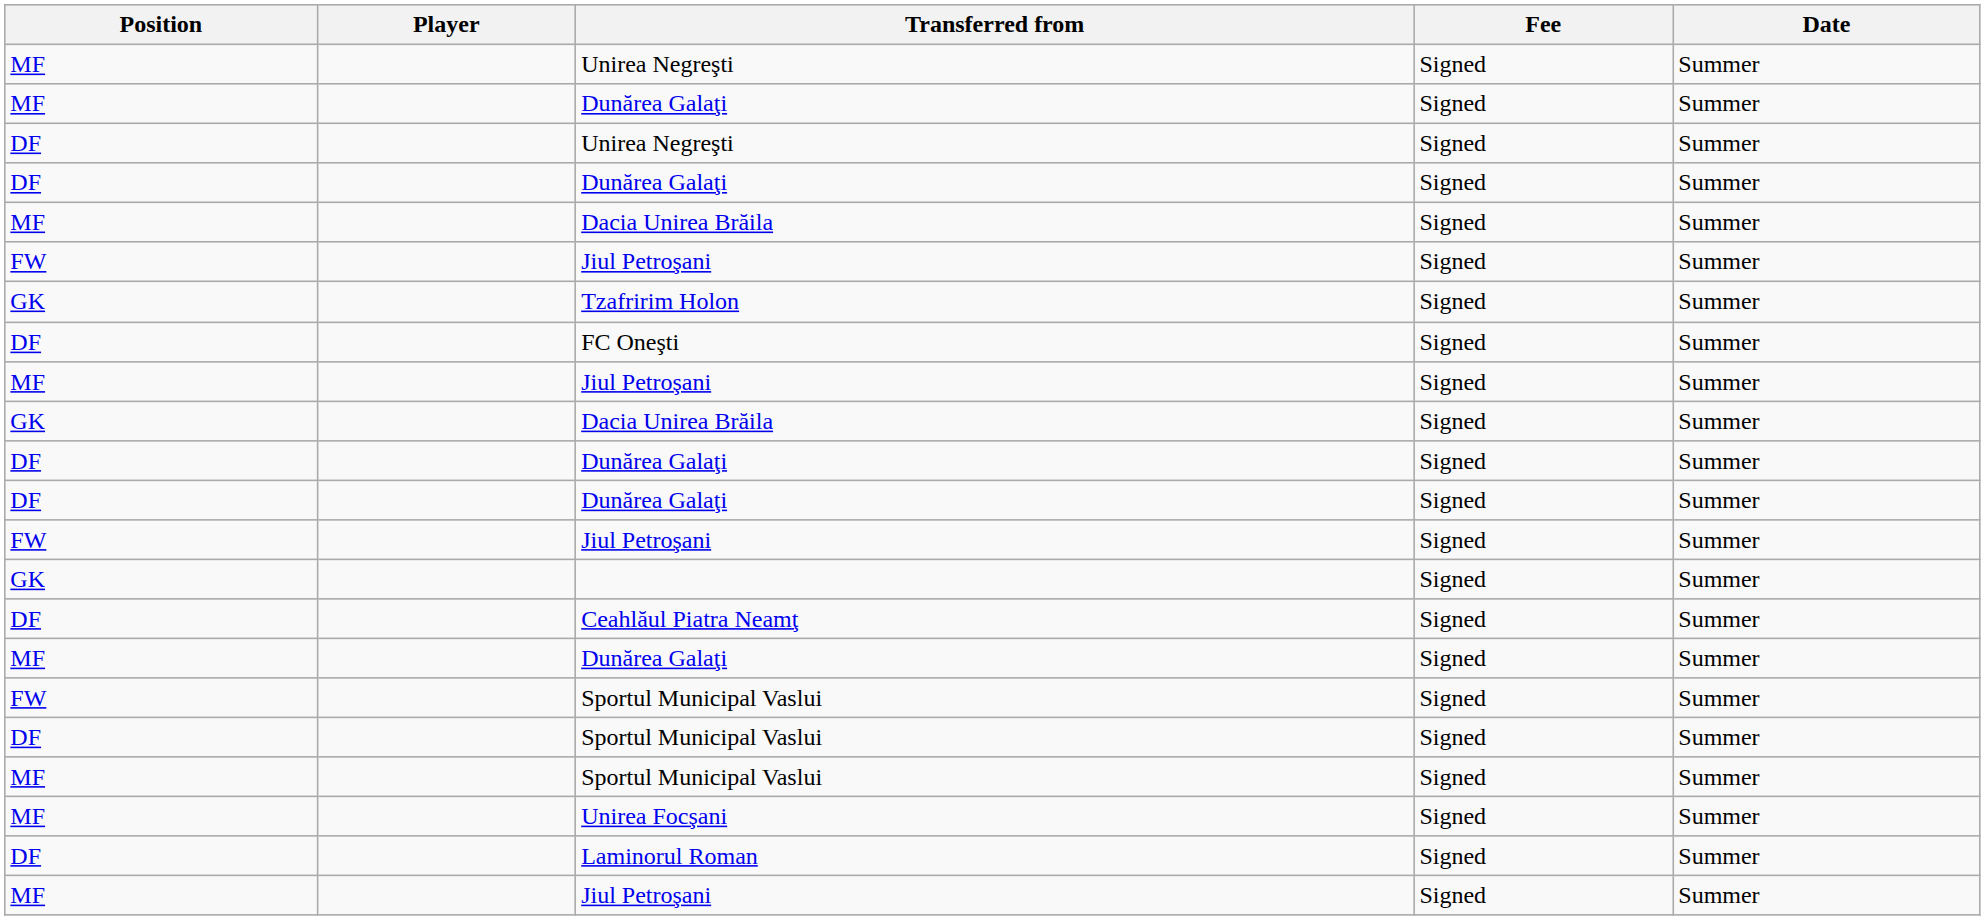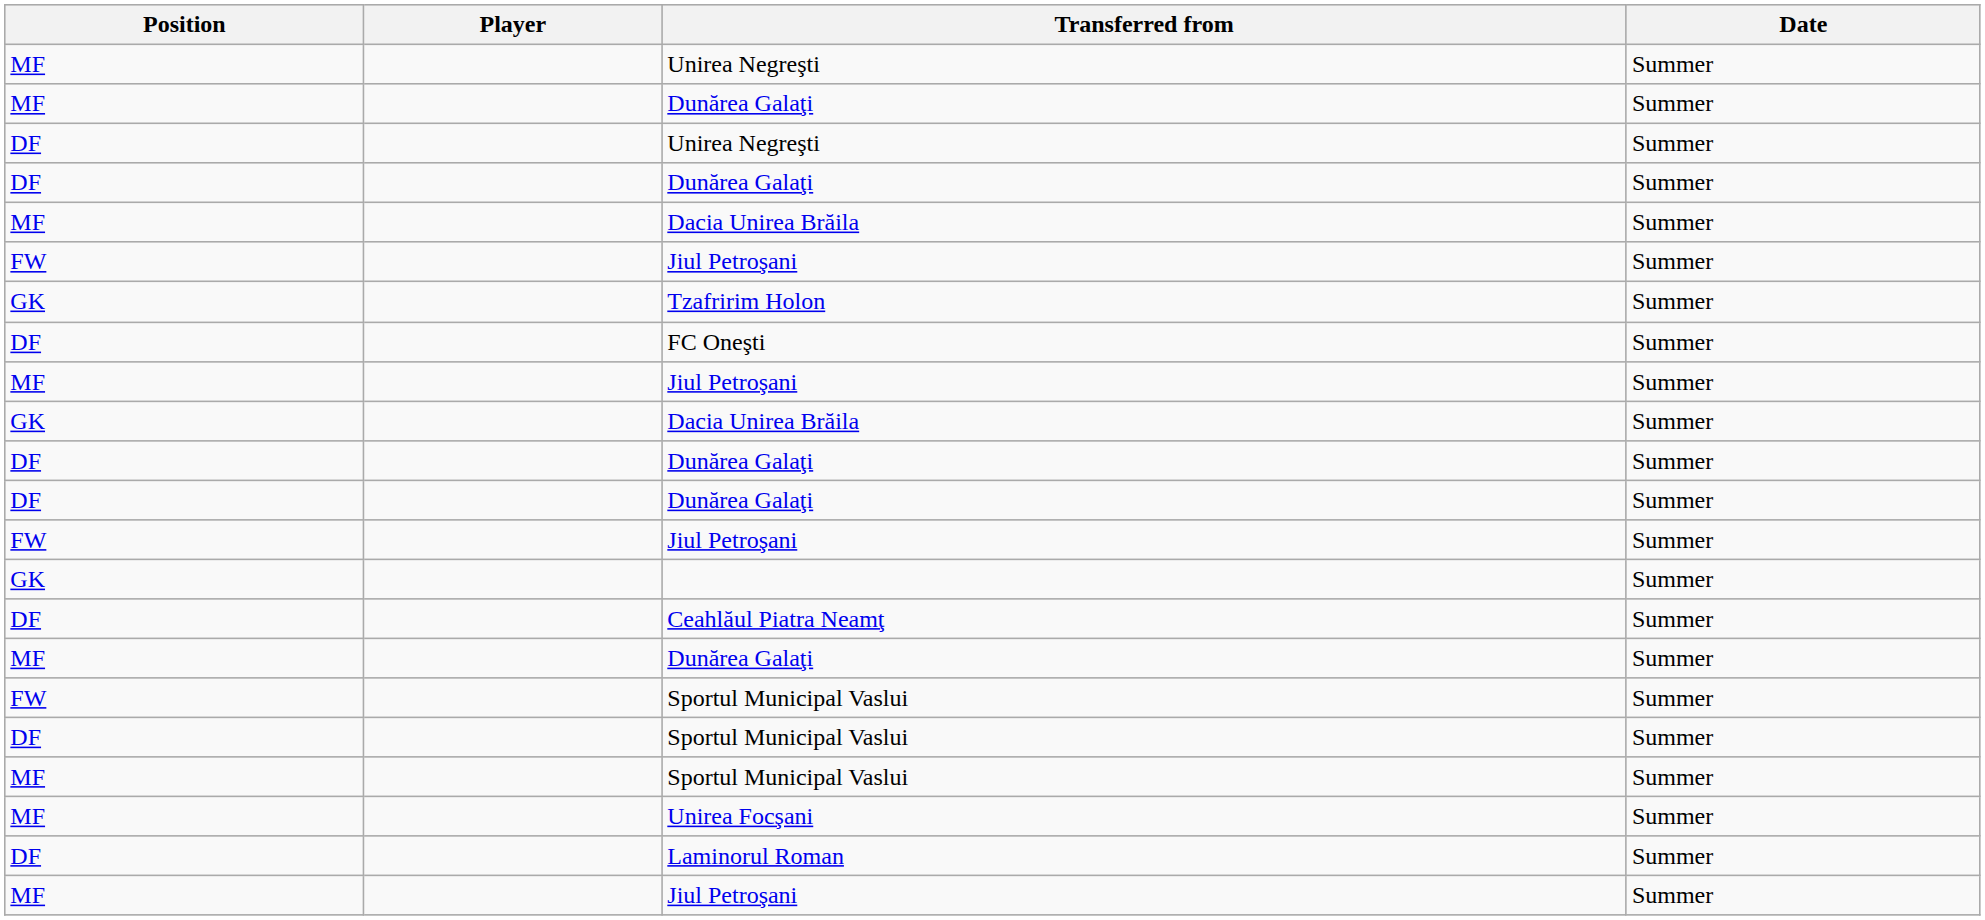- column: (1543, 24)
